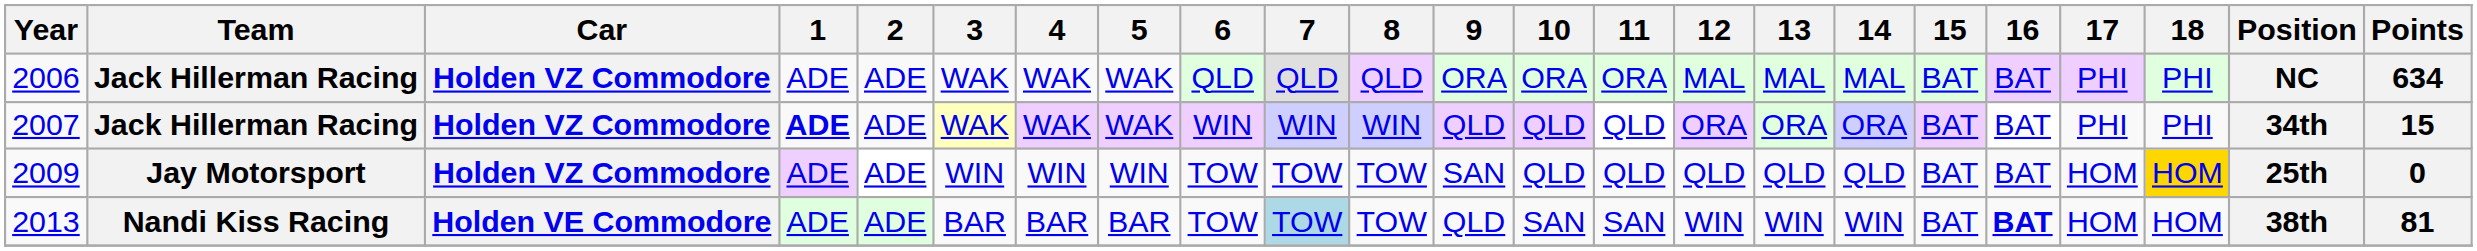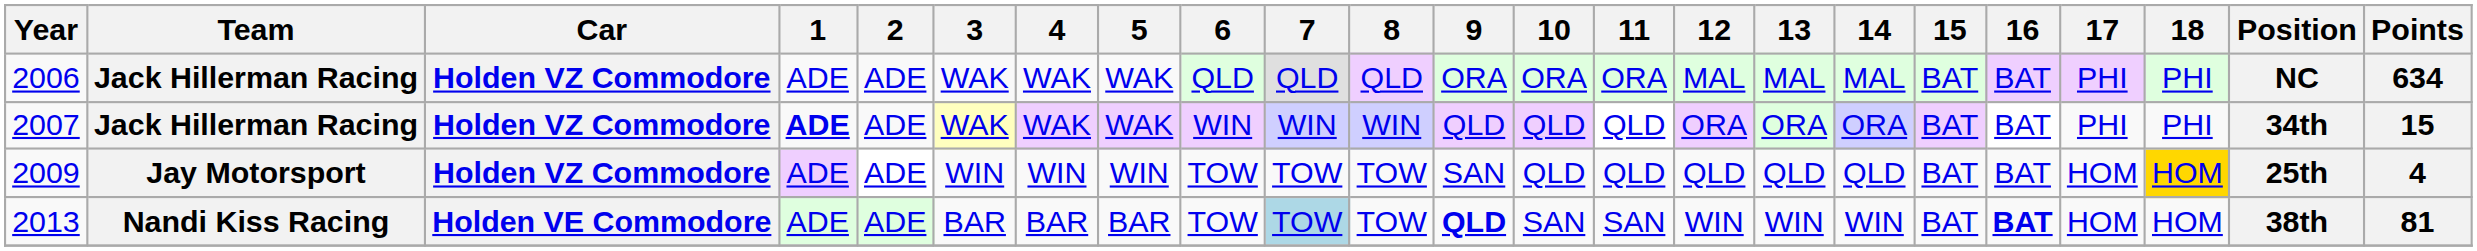(2417, 173) 0 -> (2417, 173) 4
(1474, 221) normal -> (1474, 221) bold
